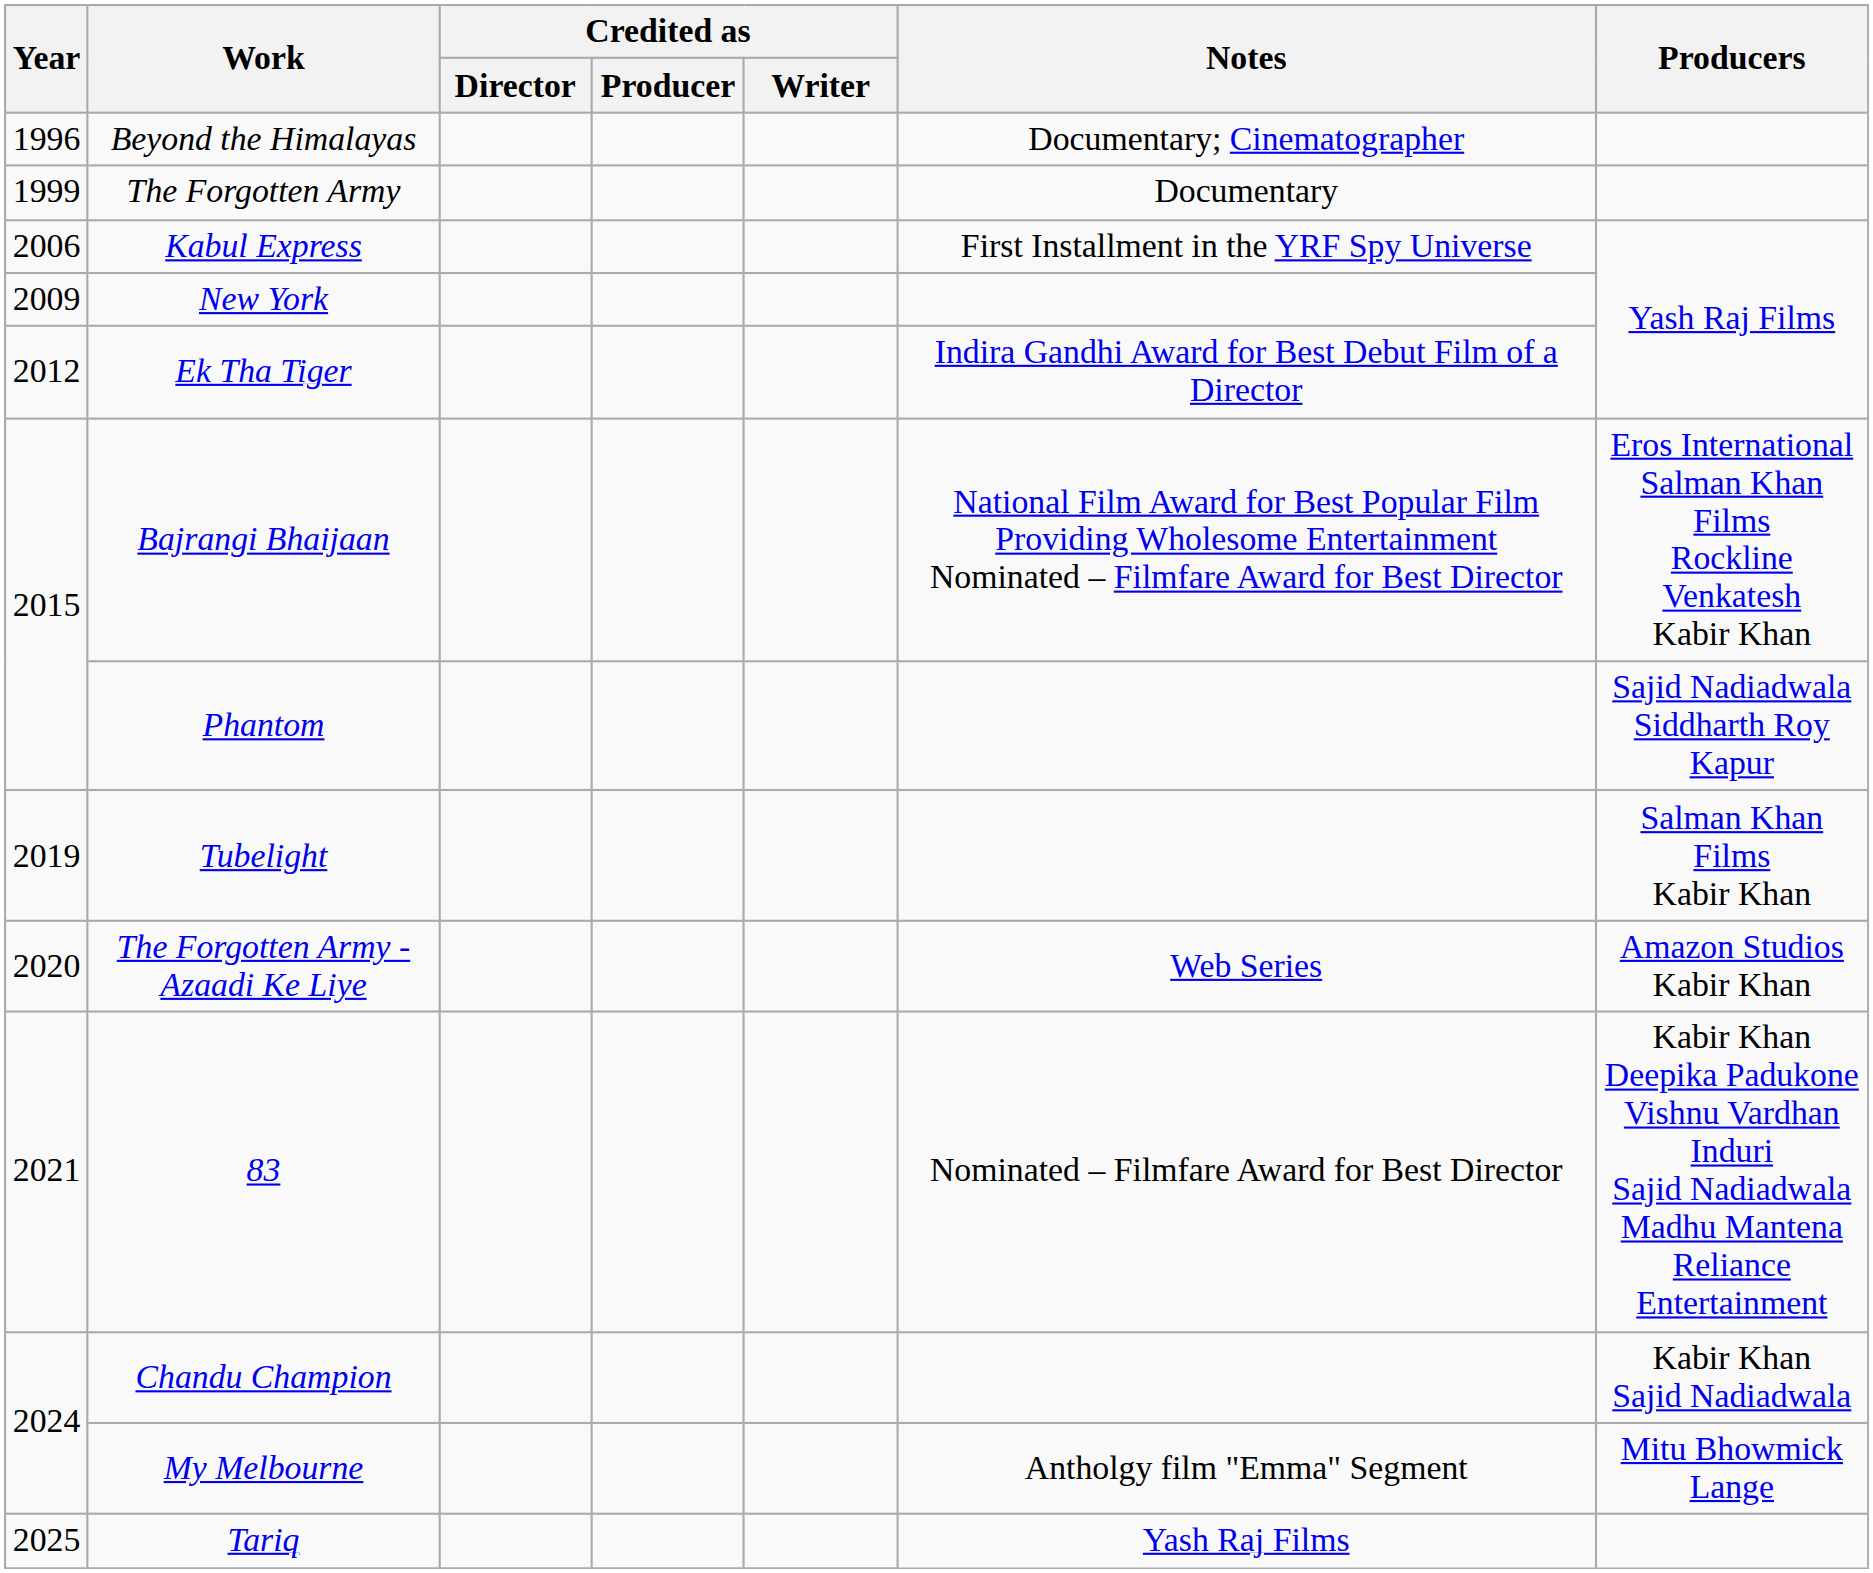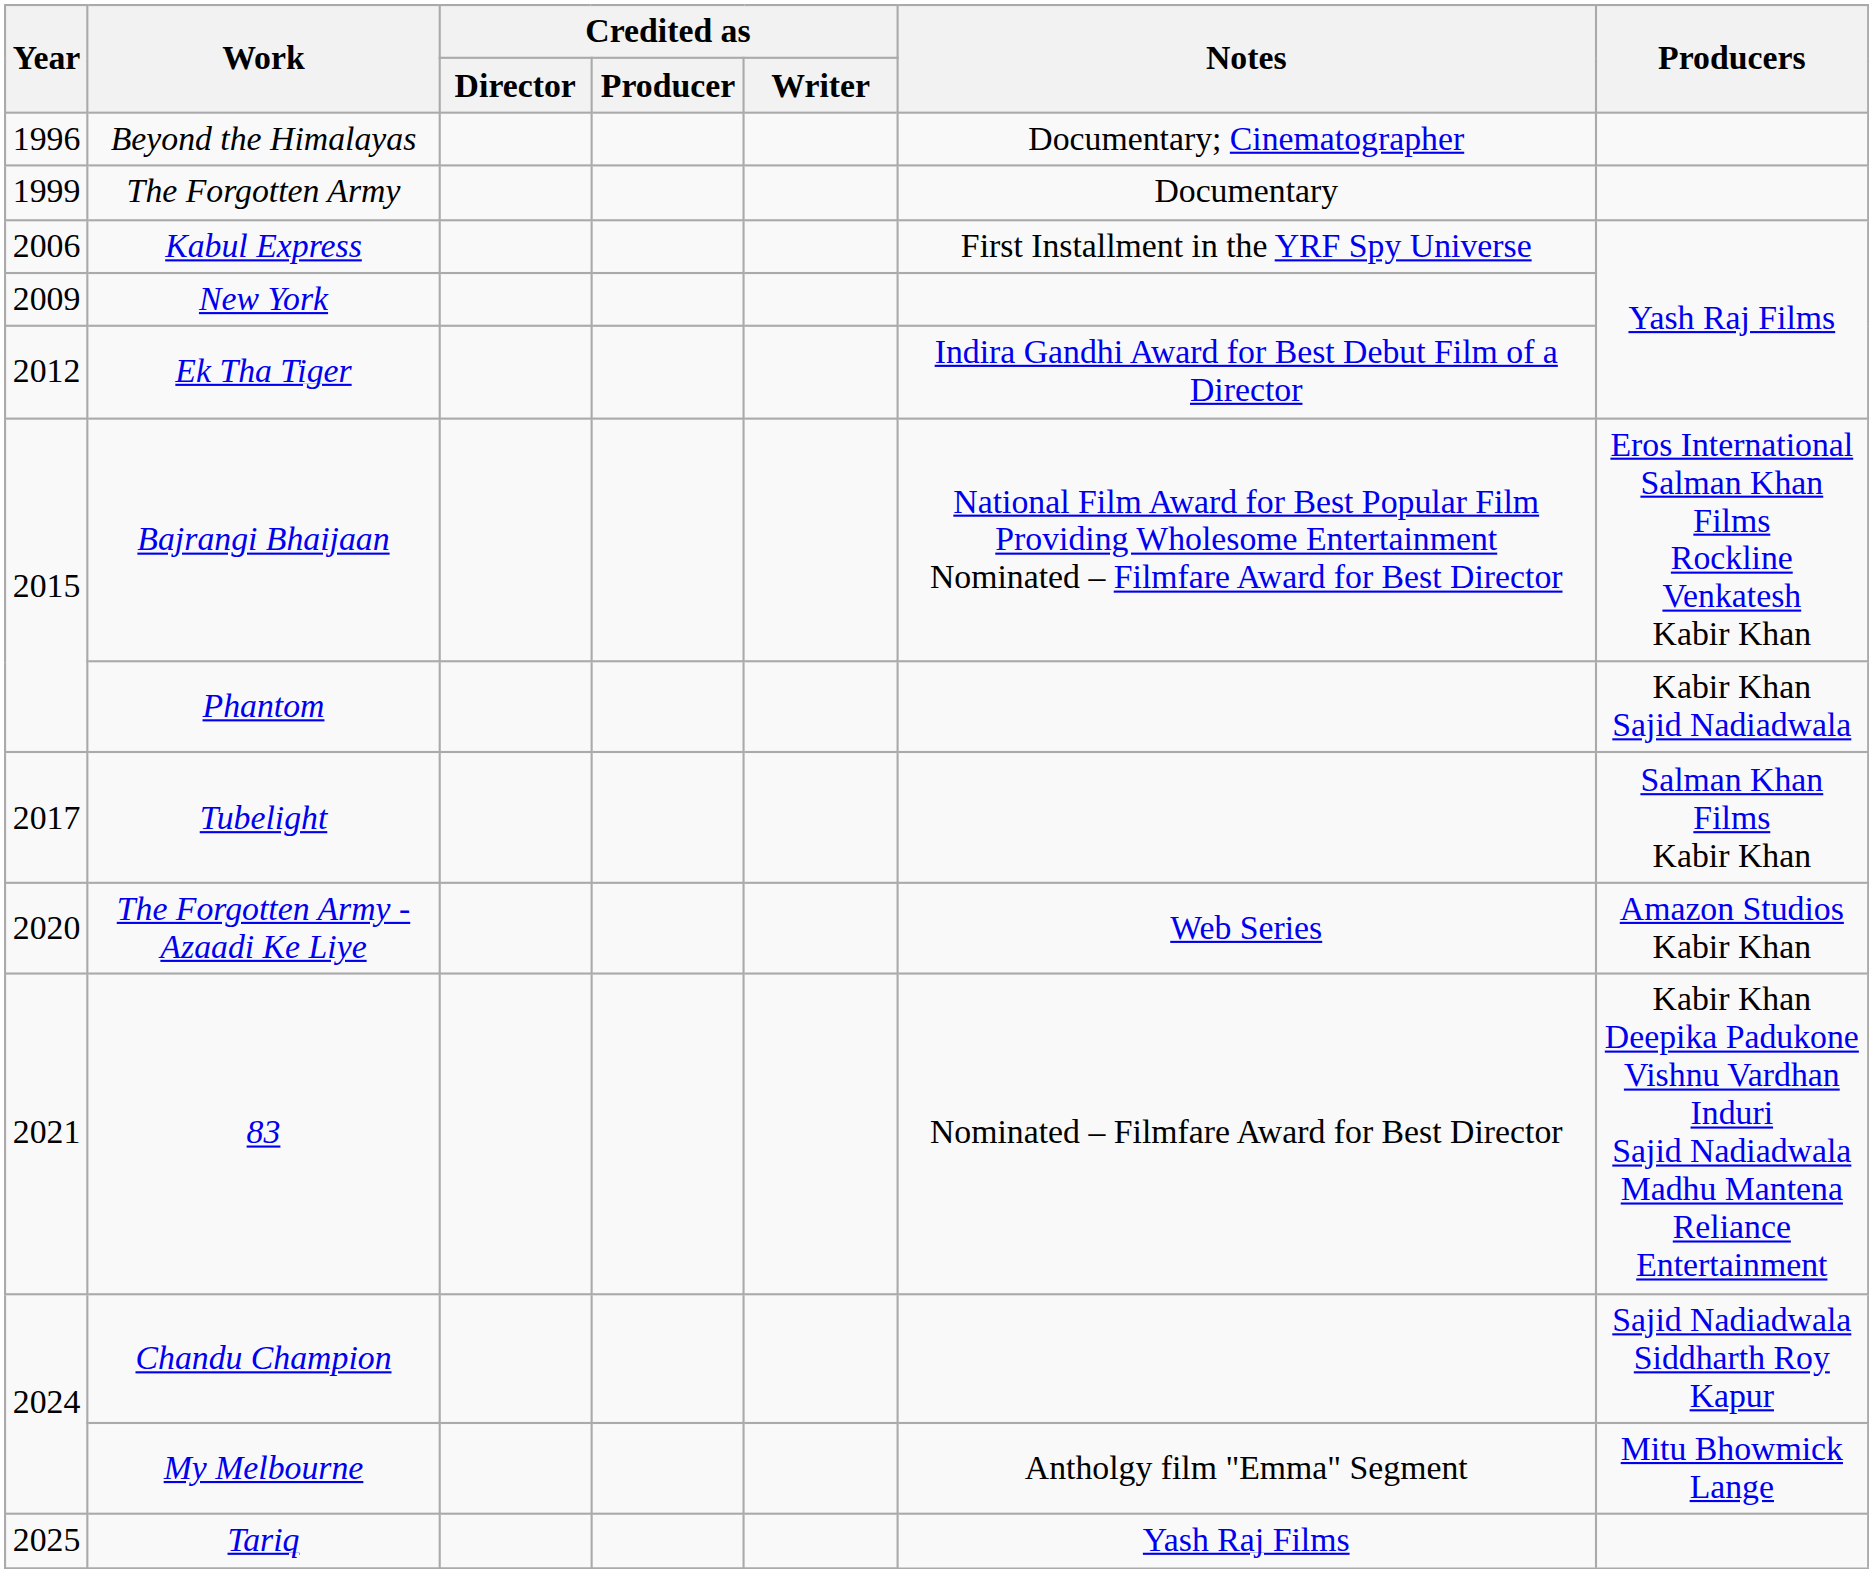(1732, 725) Sajid Nadiadwala Siddharth Roy Kapur -> (1732, 706) Kabir Khan Sajid Nadiadwala
(47, 854) 2019 -> (47, 816) 2017
(1732, 1376) Kabir Khan Sajid Nadiadwala -> (1732, 1357) Sajid Nadiadwala Siddharth Roy Kapur
